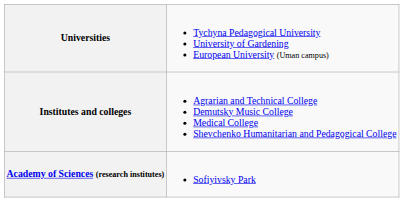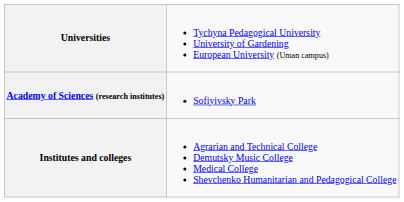rows swapped: (85, 111) <-> (85, 174)
